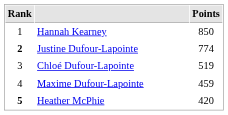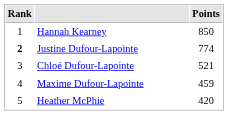(206, 66) 519 -> (206, 66) 521
(20, 100) bold -> (20, 100) normal
